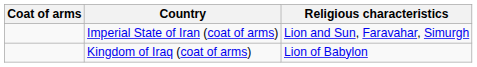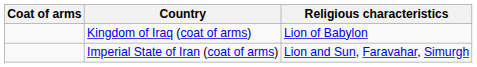rows swapped: (183, 33) <-> (169, 52)
